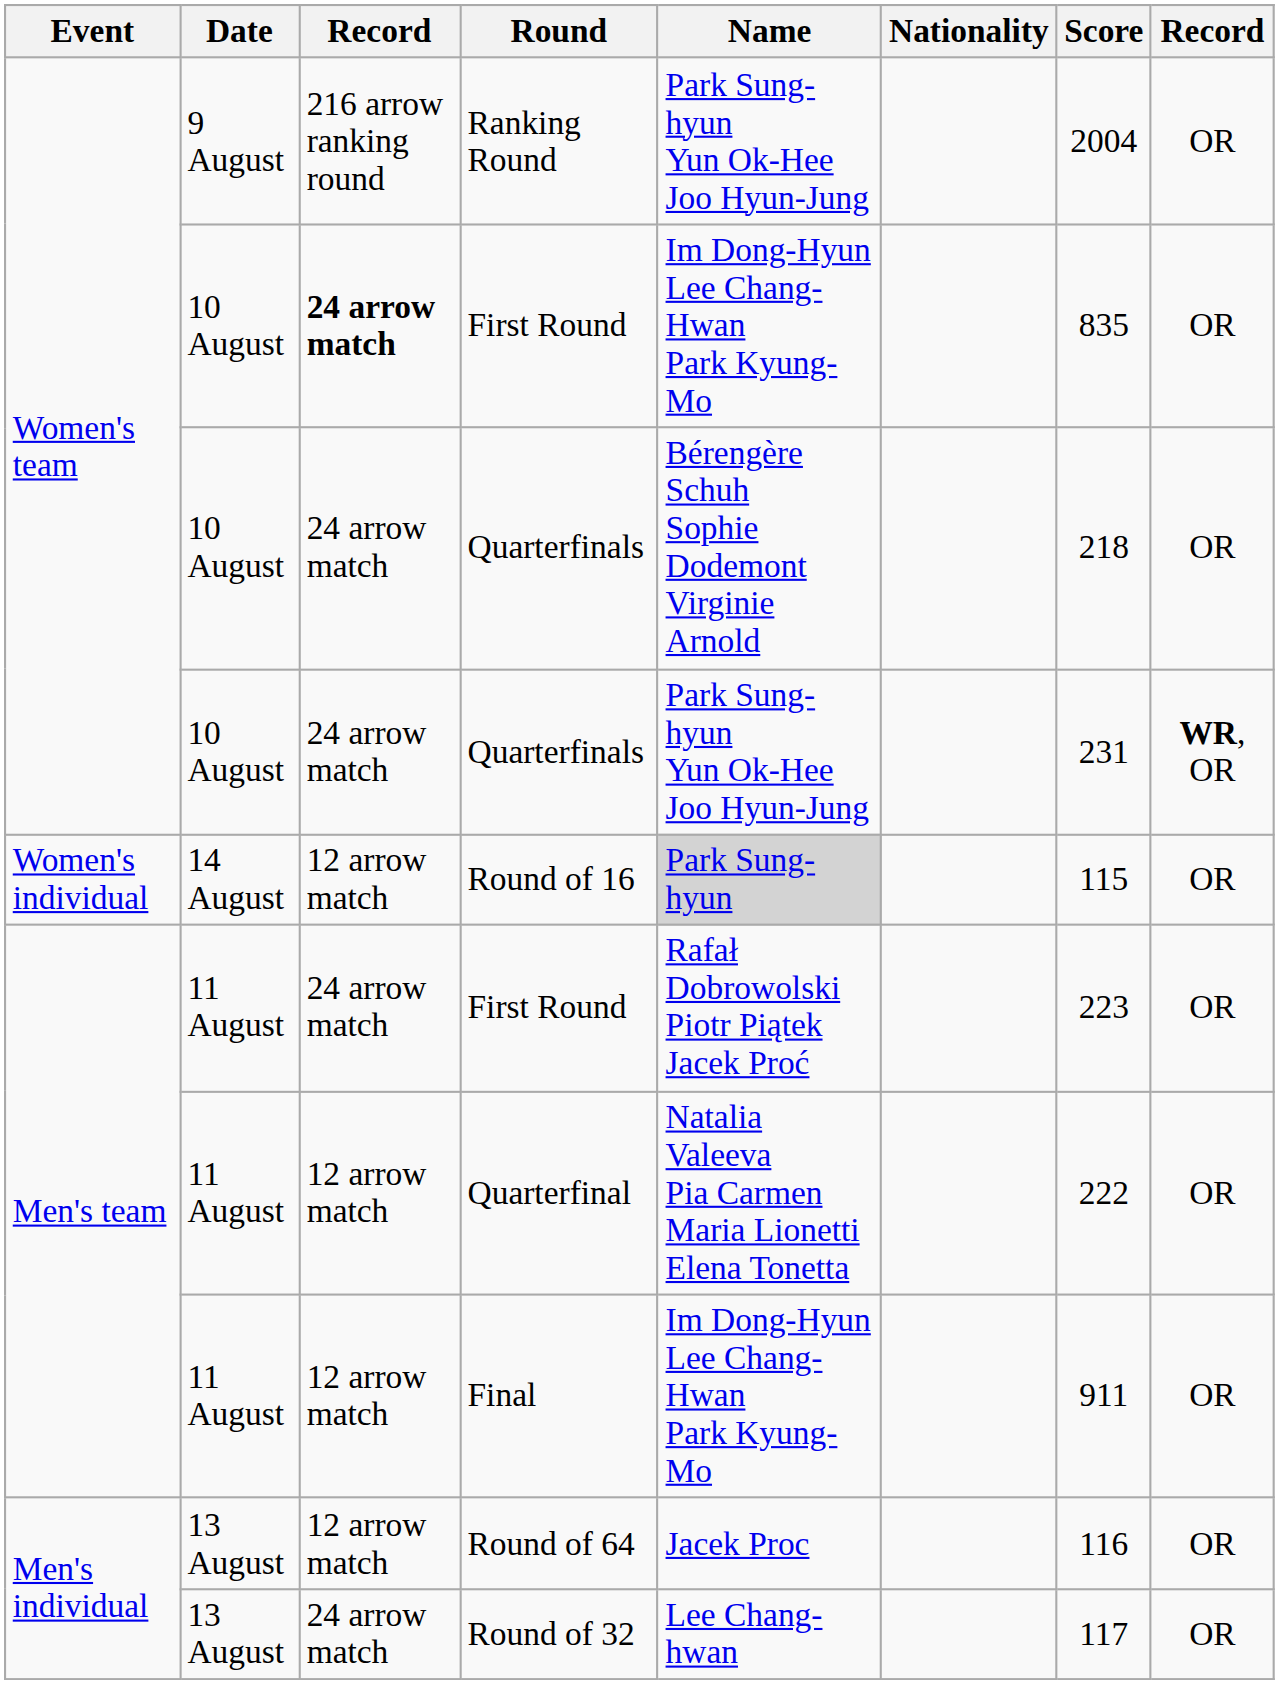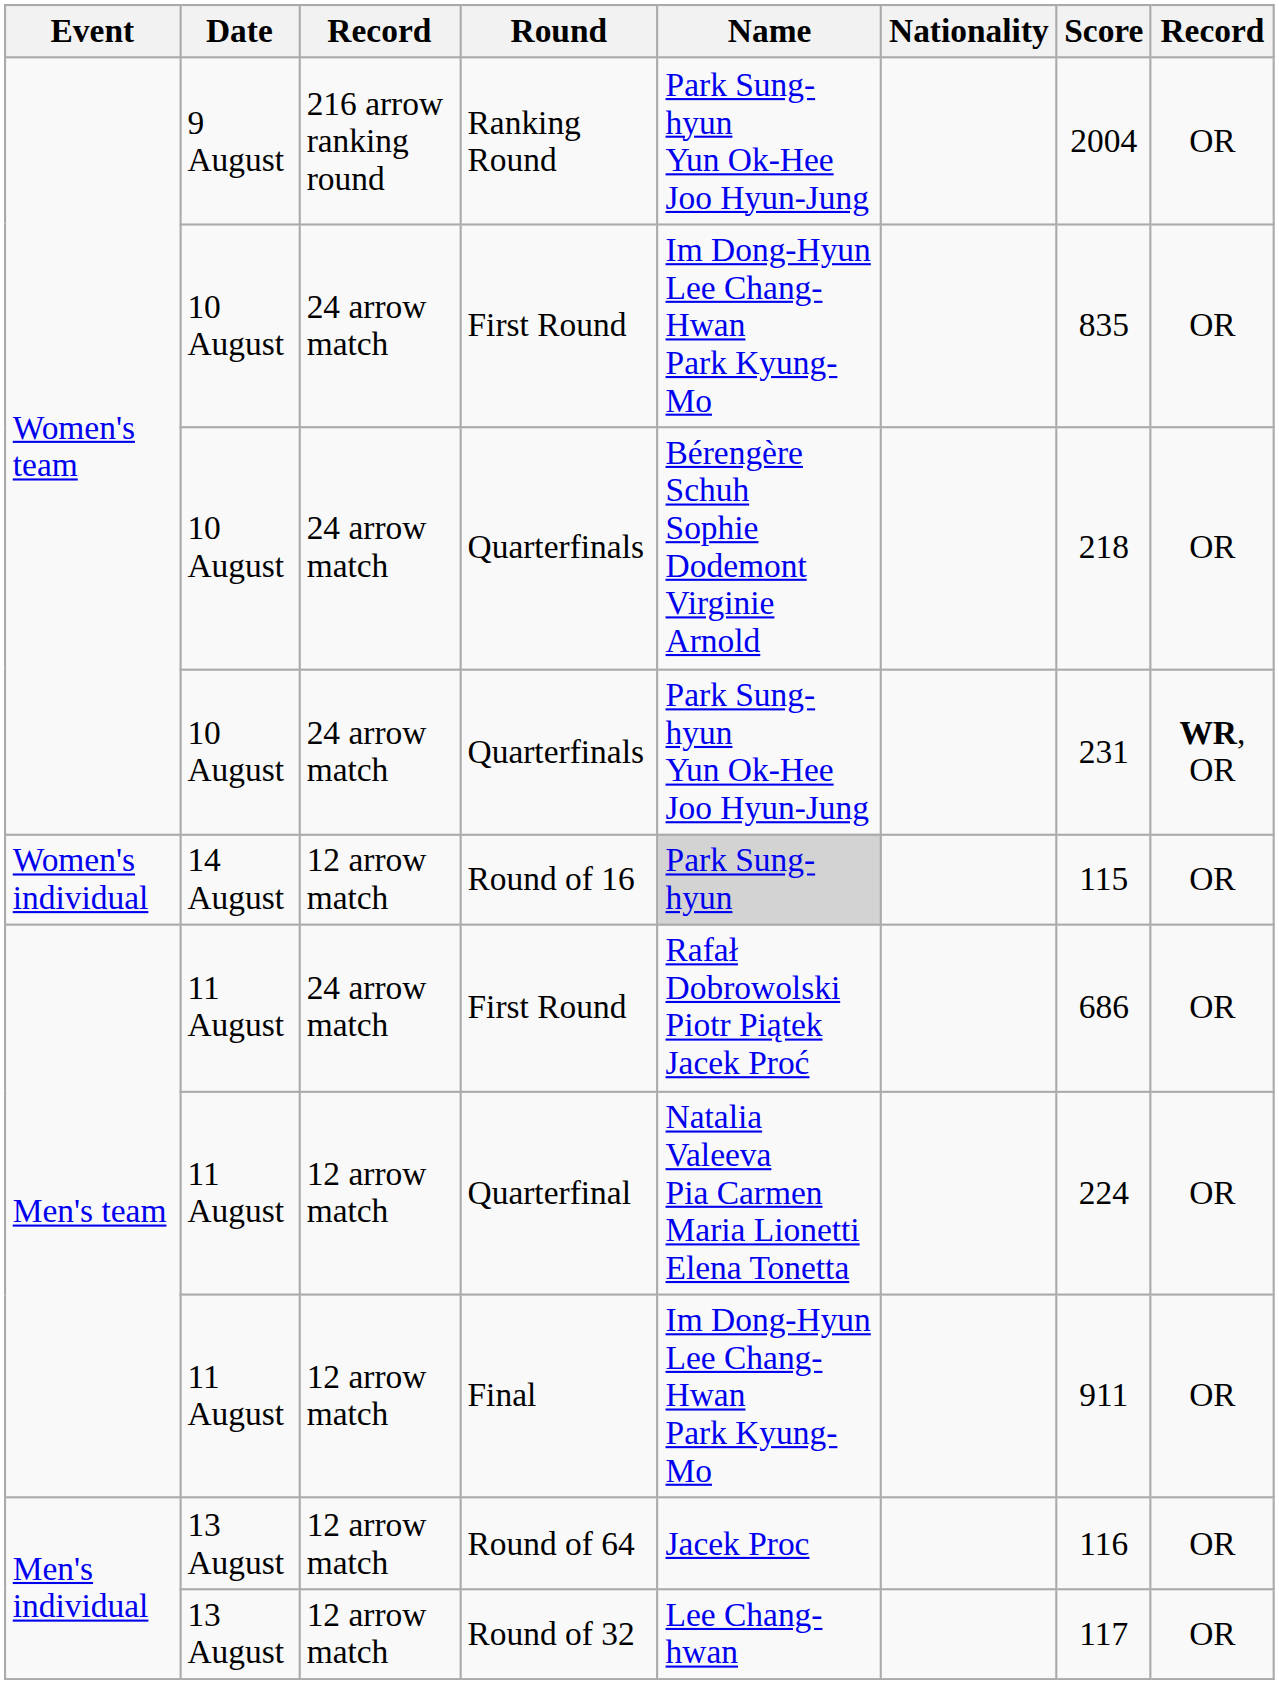(371, 325) bold -> (367, 325) normal
(1104, 1007) 223 -> (1104, 1007) 686
(1104, 1192) 222 -> (1104, 1192) 224
(367, 1633) 24 arrow match -> (367, 1633) 12 arrow match
